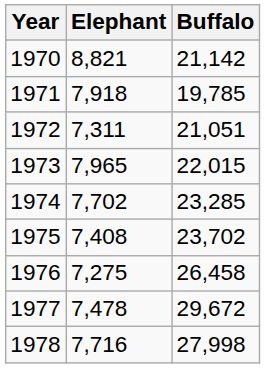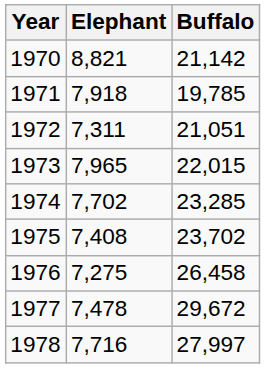(211, 344) 27,998 -> (211, 344) 27,997
